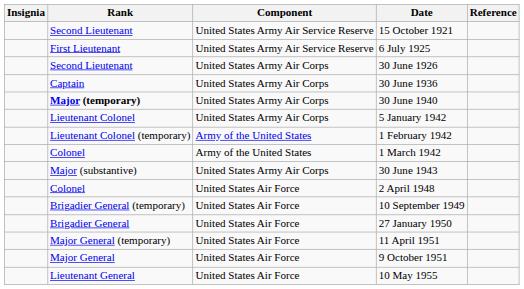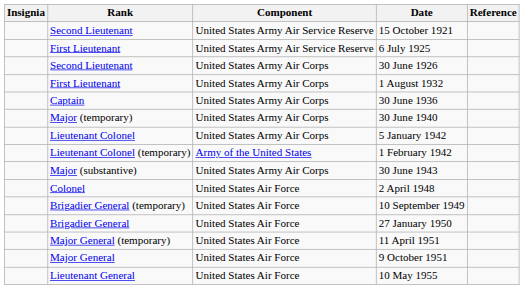+ row: (411, 83)
(95, 100) bold -> (91, 118) normal
- row: (410, 153)
